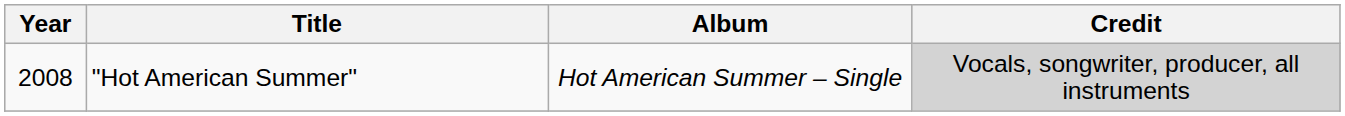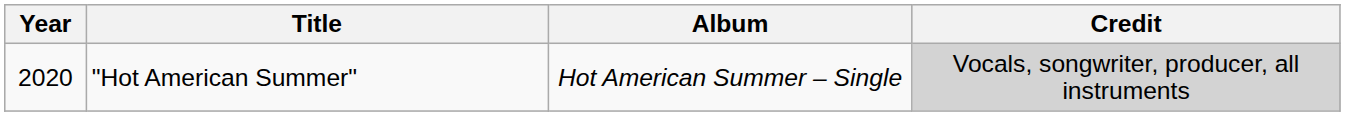(45, 76) 2008 -> (45, 76) 2020
